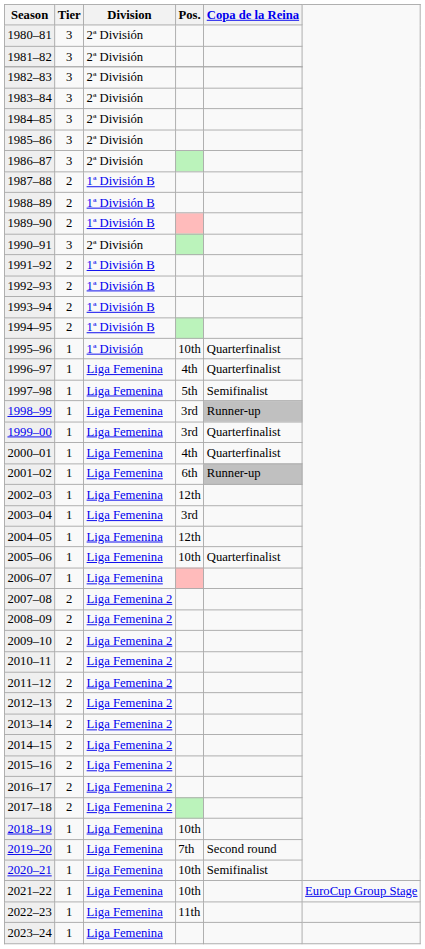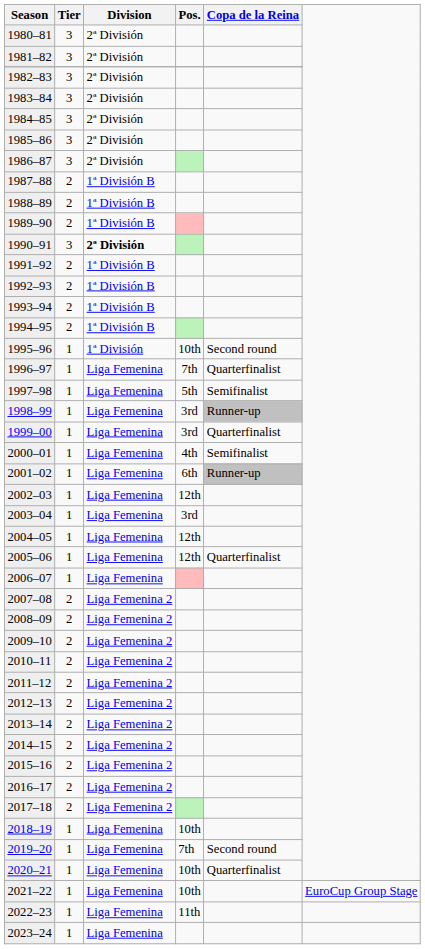(115, 244) normal -> (115, 244) bold
(244, 348) Quarterfinalist -> (242, 348) Second round
(190, 369) 4th -> (190, 369) 7th
(244, 452) Quarterfinalist -> (237, 452) Semifinalist
(190, 557) 10th -> (190, 557) 12th
(237, 870) Semifinalist -> (244, 870) Quarterfinalist
